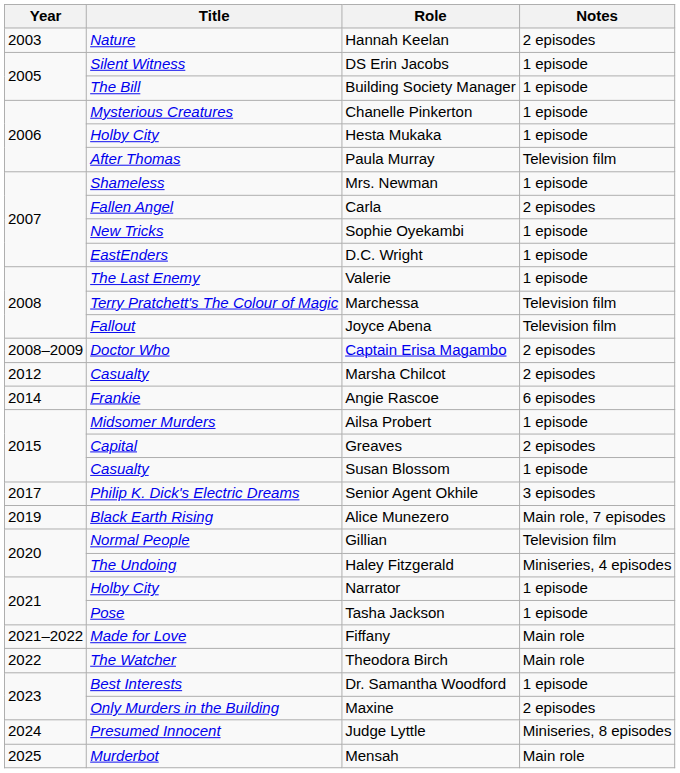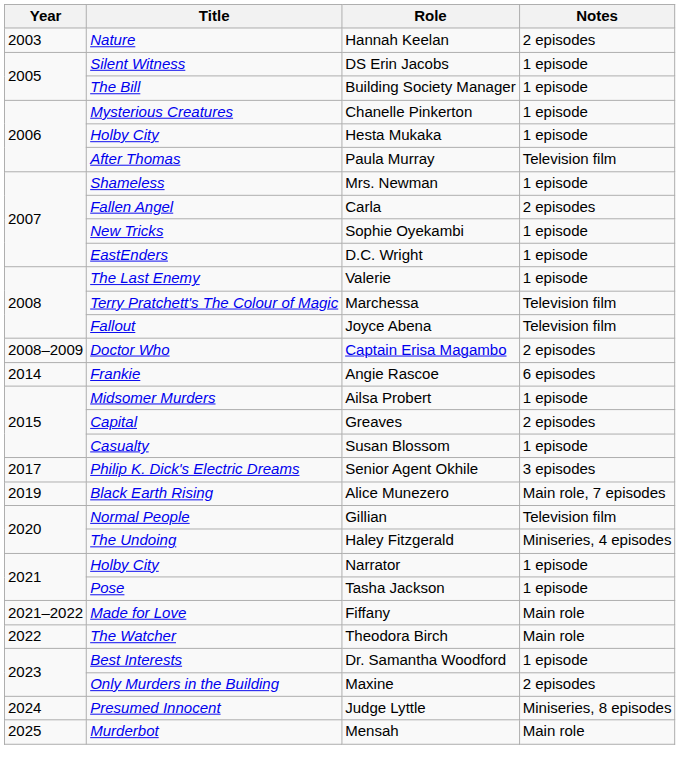- row: (395, 374)
